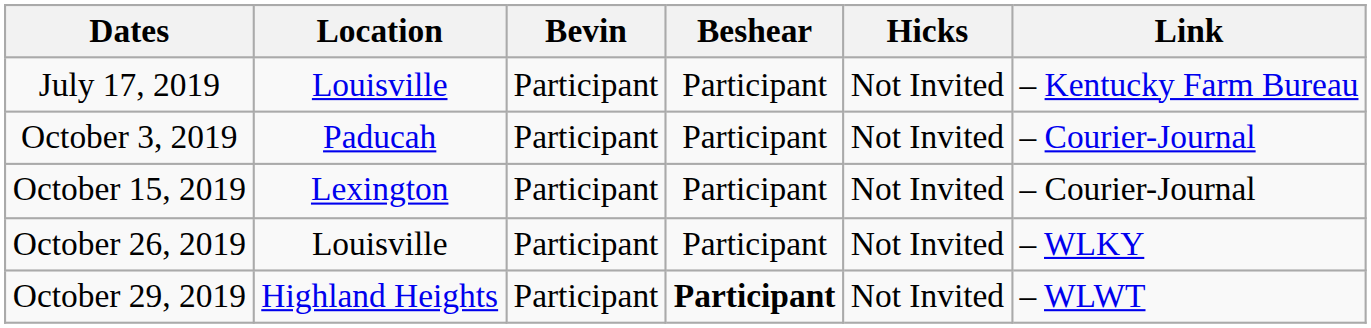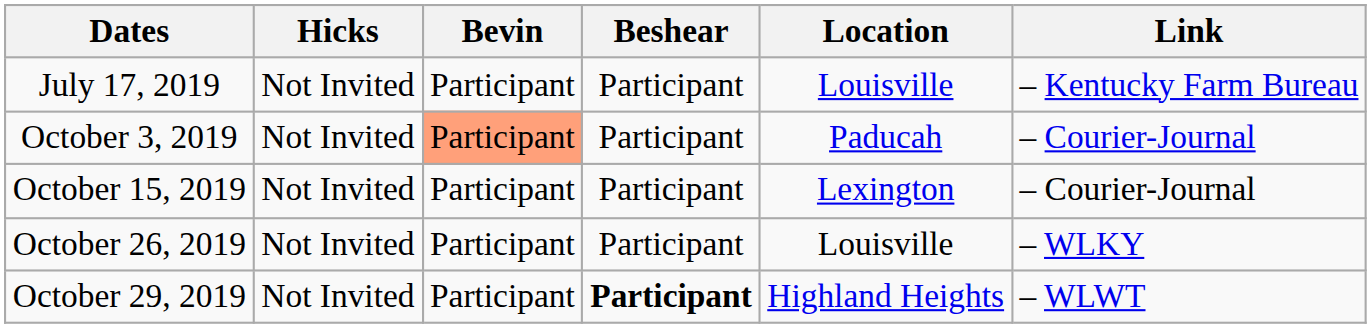columns swapped: (380, 31) <-> (927, 31)
(586, 137) no background -> (502, 137) lightsalmon background
